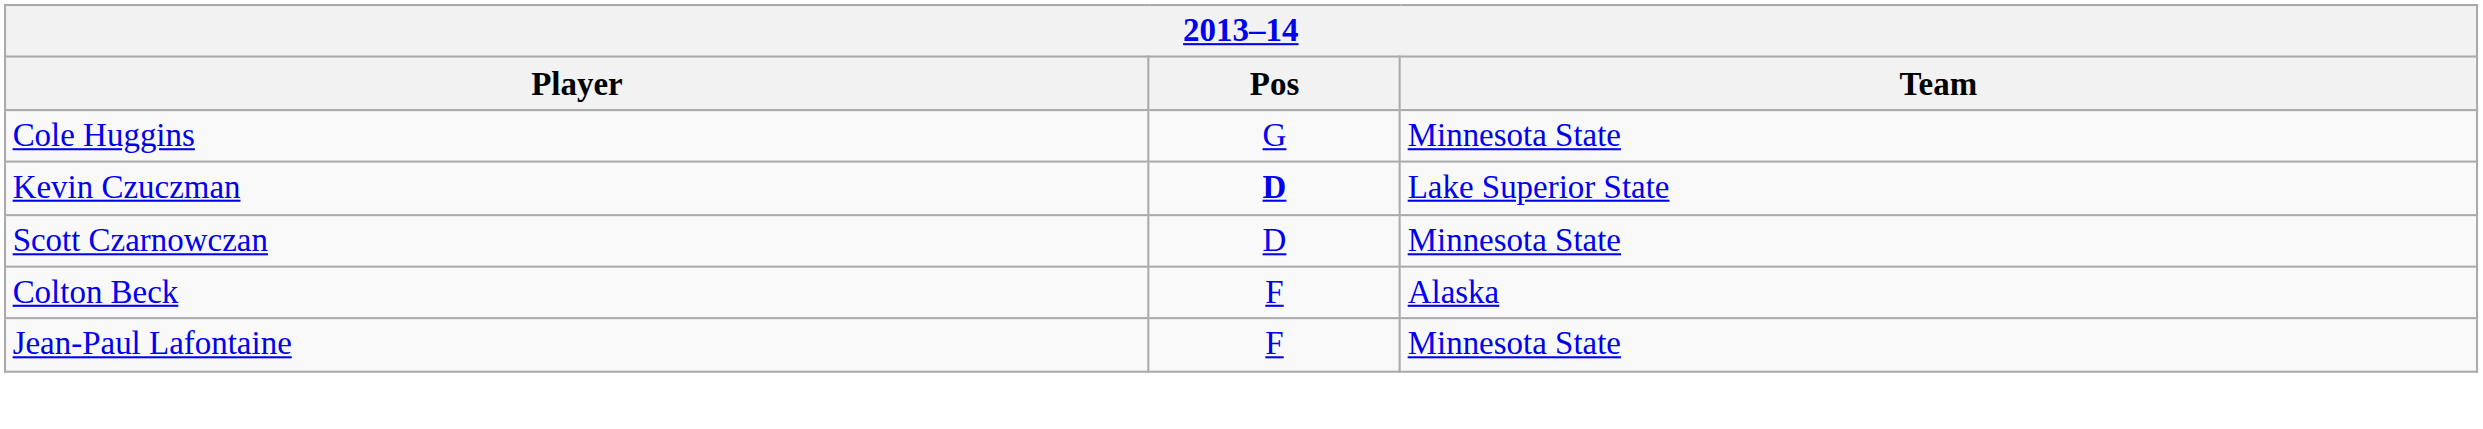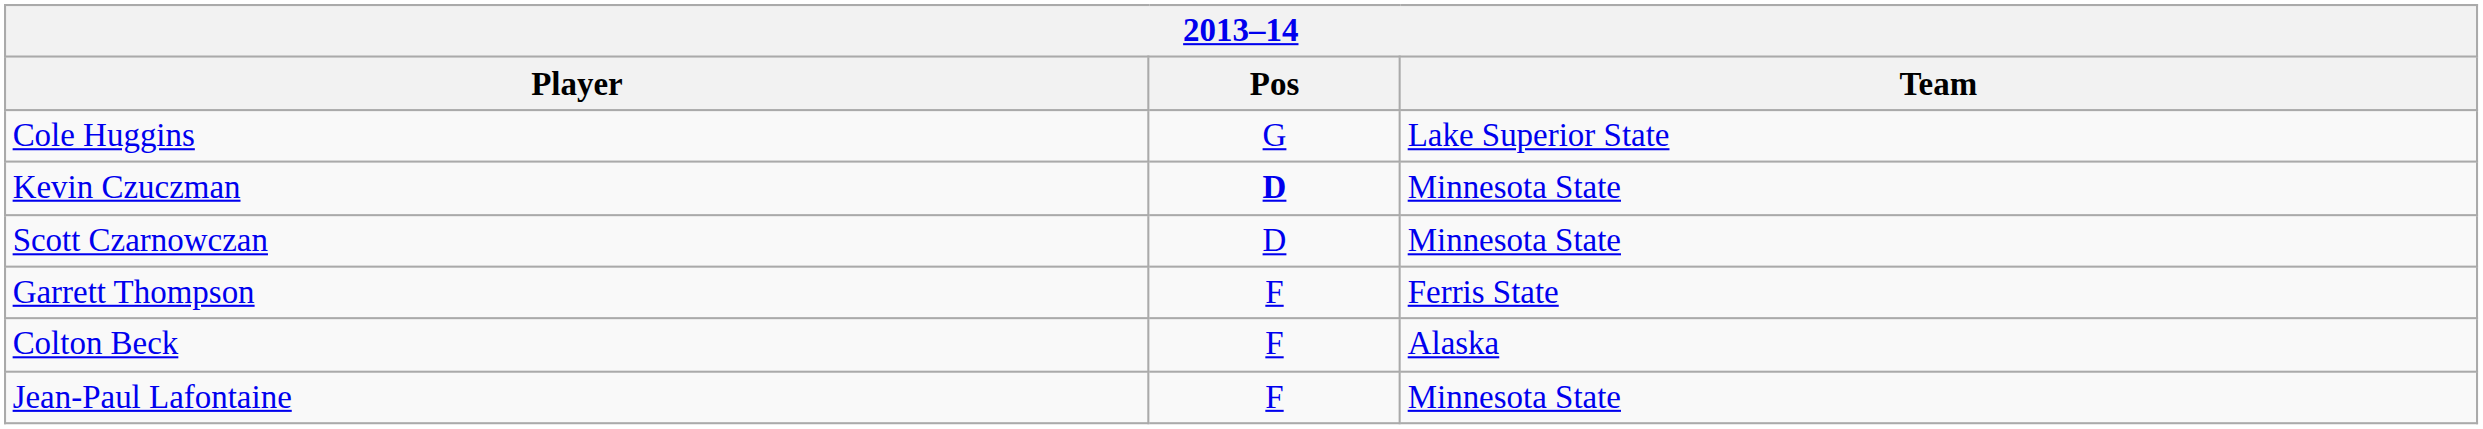(1514, 135) Minnesota State -> (1539, 135) Lake Superior State
(1539, 187) Lake Superior State -> (1514, 187) Minnesota State
+ row: (134, 291)
